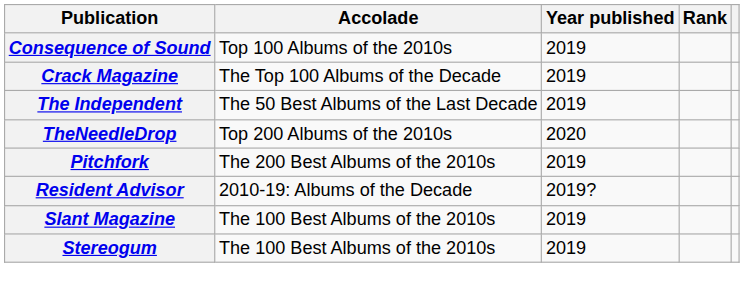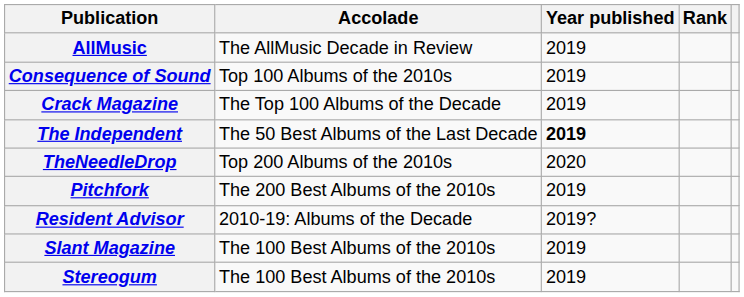+ row: (110, 47)
(566, 104) normal -> (566, 133) bold
